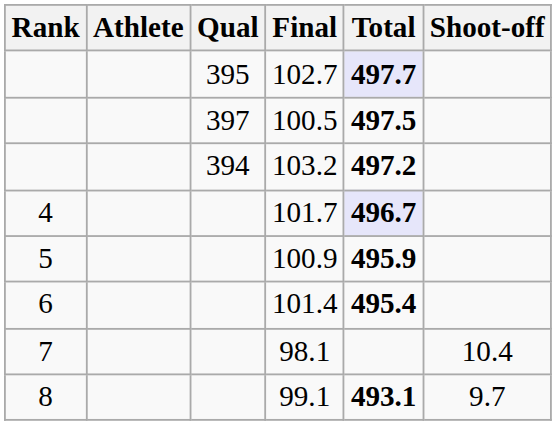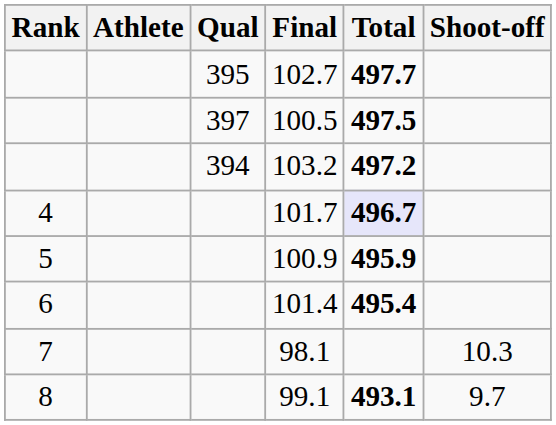(384, 73) lavender background -> (384, 73) no background
(487, 350) 10.4 -> (487, 350) 10.3
